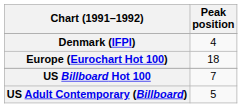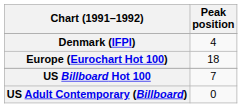(213, 94) 5 -> (213, 94) 0
